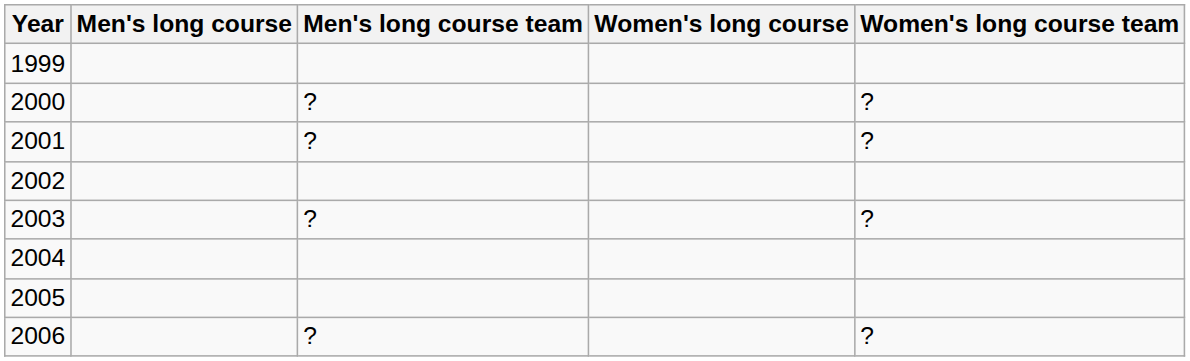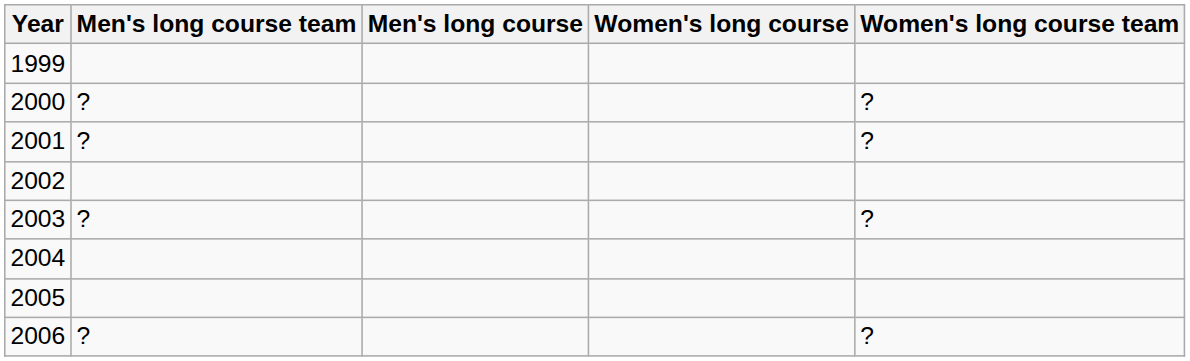columns swapped: (184, 24) <-> (443, 24)
